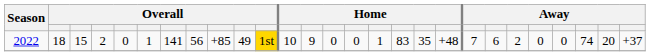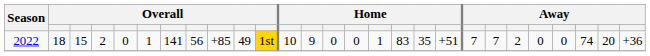(448, 40) +48 -> (448, 40) +51
(496, 40) 6 -> (496, 40) 7
(633, 40) +37 -> (633, 40) +36
